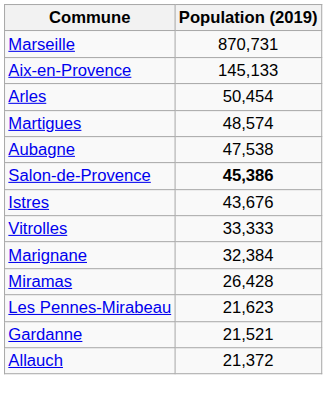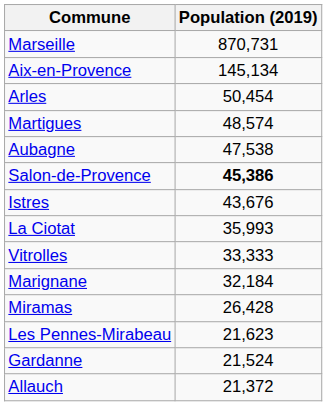(248, 70) 145,133 -> (248, 70) 145,134
+ row: (42, 228)
(248, 255) 32,384 -> (248, 281) 32,184
(248, 334) 21,521 -> (248, 360) 21,524
